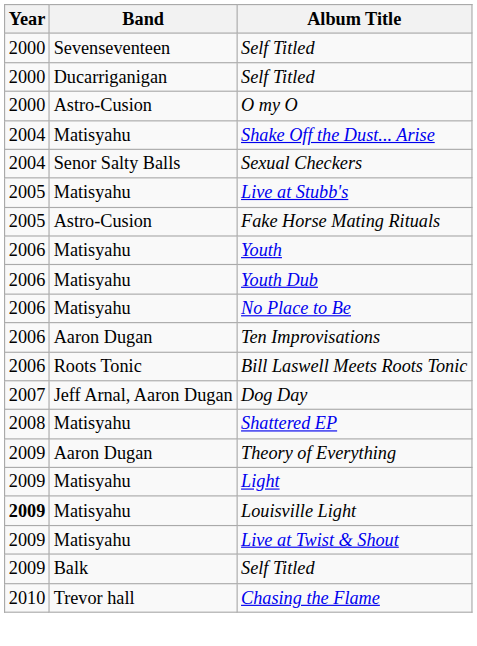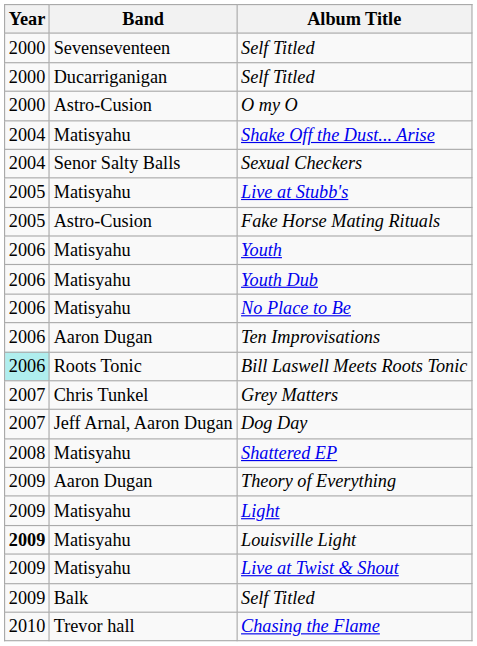(27, 366) no background -> (27, 366) paleturquoise background
+ row: (101, 395)
